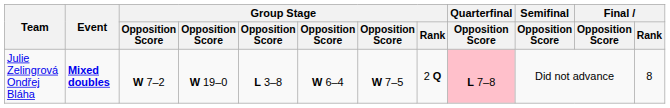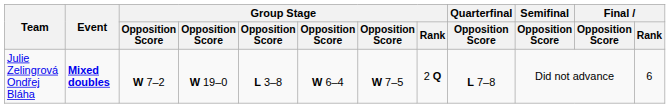(481, 83) pink background -> (481, 83) no background
(649, 77) 8 -> (649, 77) 6
